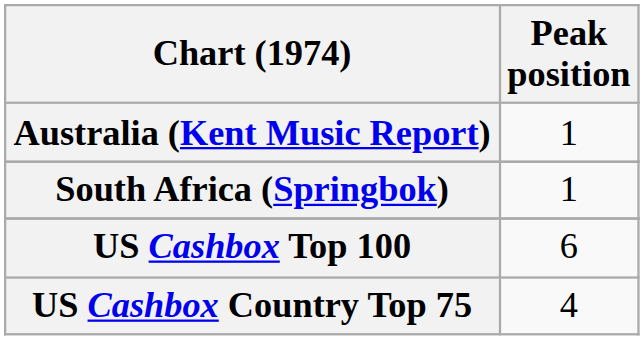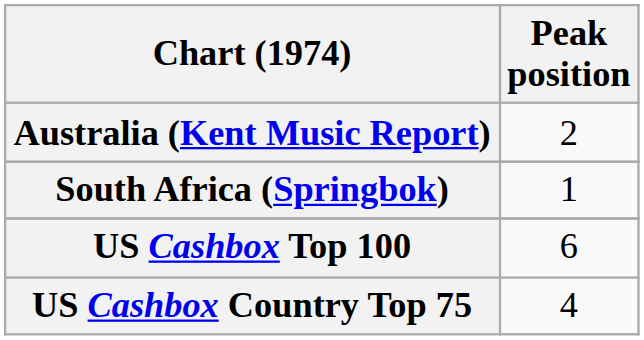(569, 131) 1 -> (569, 131) 2
